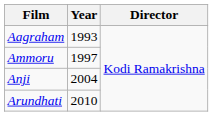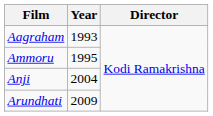(84, 57) 1997 -> (84, 57) 1995
(84, 100) 2010 -> (84, 100) 2009
